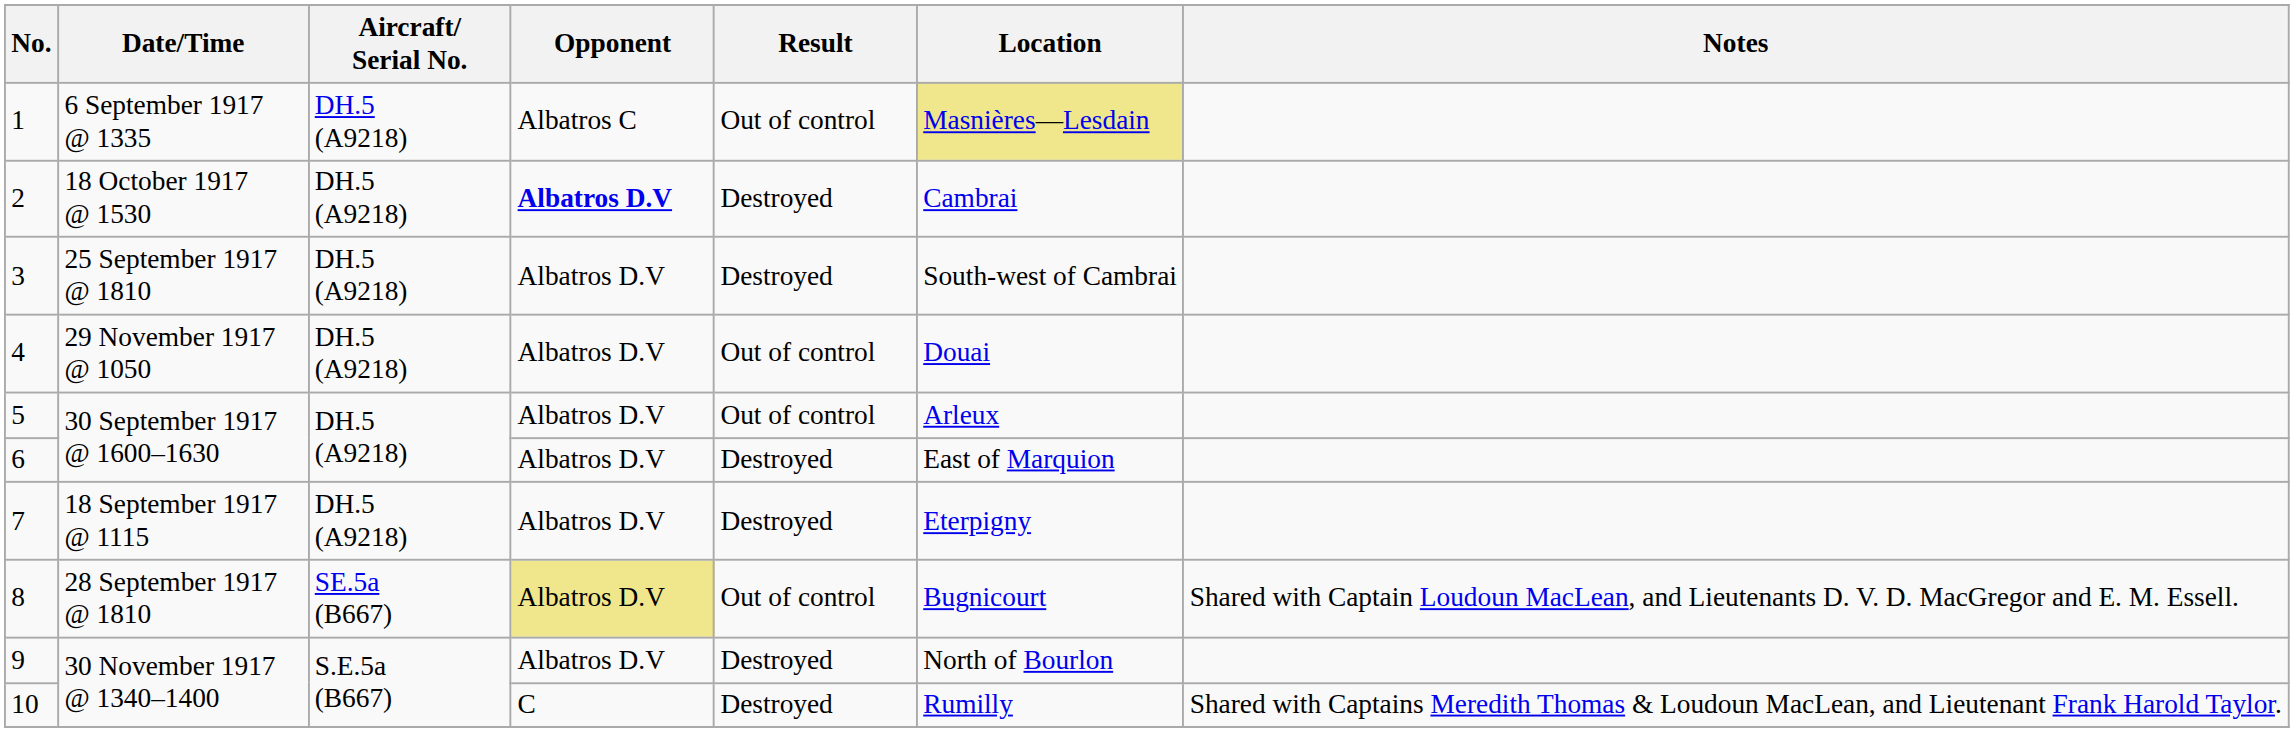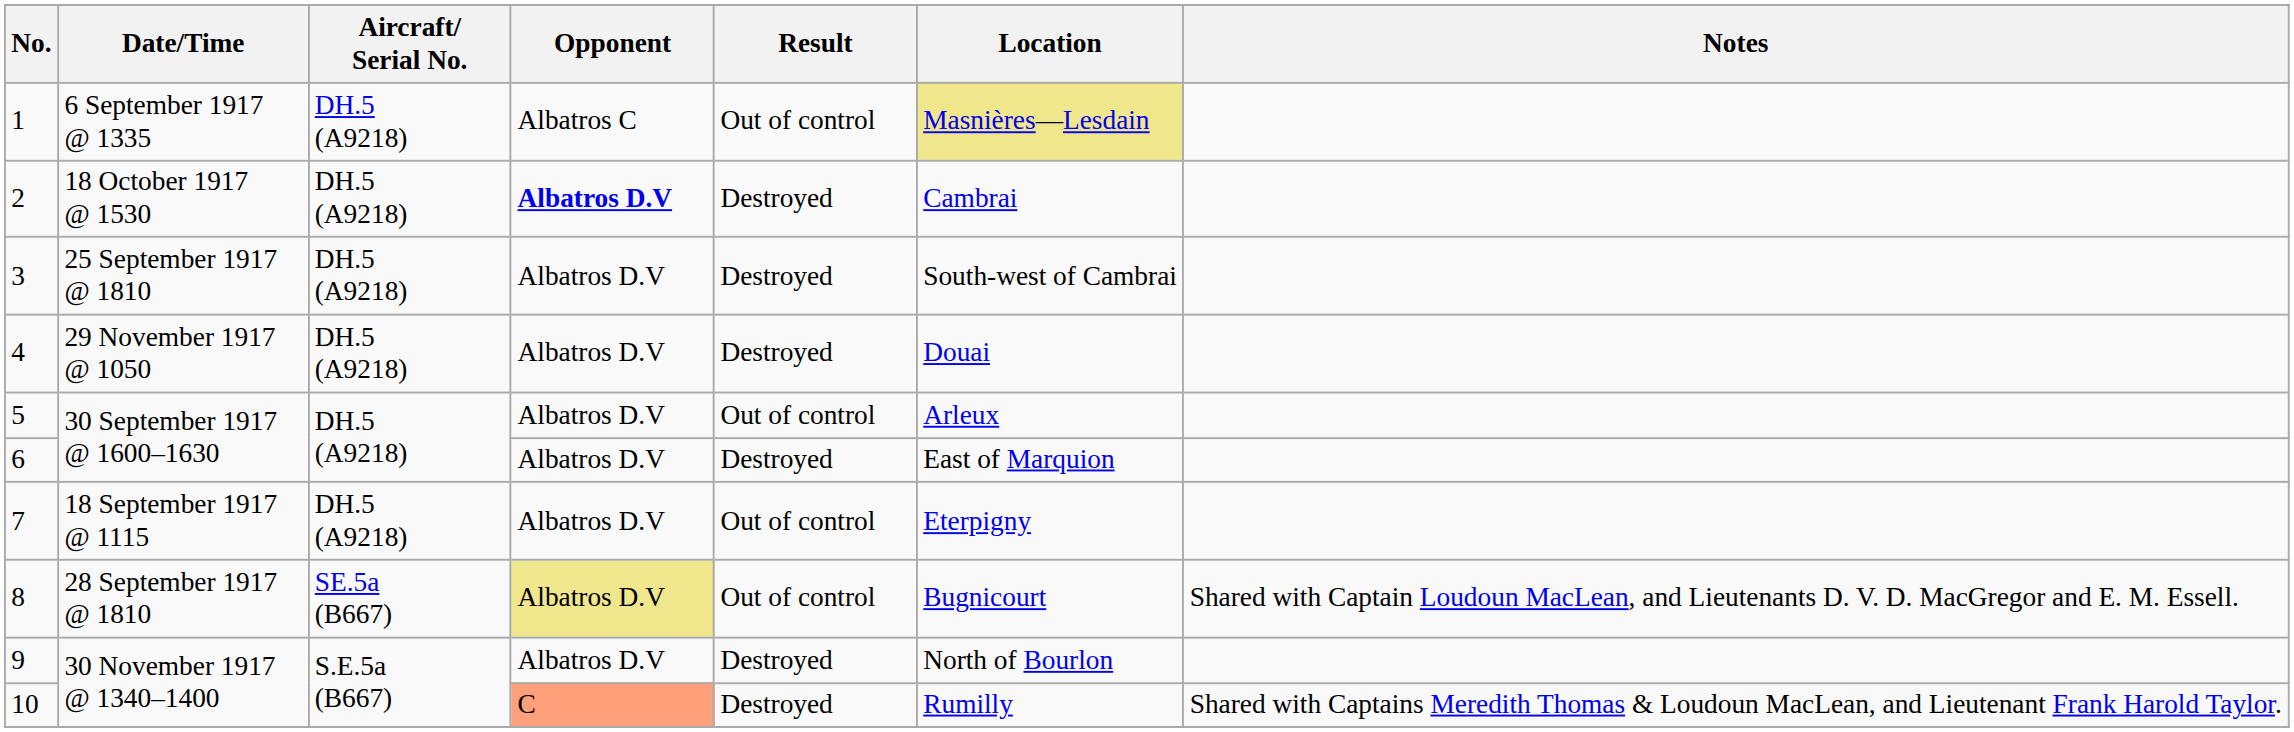(798, 353) Out of control -> (777, 353) Destroyed
(777, 520) Destroyed -> (798, 520) Out of control
(527, 704) no background -> (527, 704) lightsalmon background
